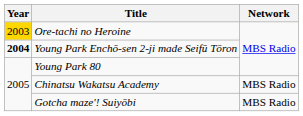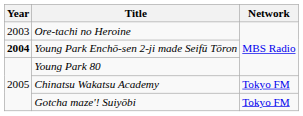(18, 31) gold background -> (18, 31) no background
(269, 84) MBS Radio -> (266, 84) Tokyo FM
(269, 102) MBS Radio -> (266, 102) Tokyo FM
